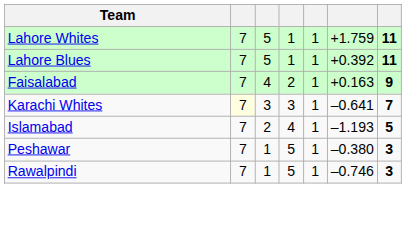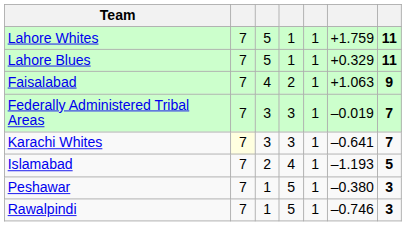(352, 60) +0.392 -> (352, 60) +0.329
(352, 82) +0.163 -> (352, 82) +1.063
+ row: (98, 112)
